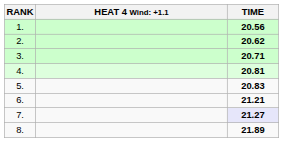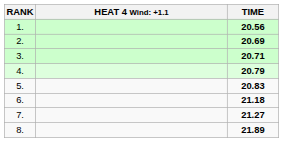(253, 42) 20.62 -> (253, 42) 20.69
(253, 71) 20.81 -> (253, 71) 20.79
(253, 101) 21.21 -> (253, 101) 21.18
(253, 116) lavender background -> (253, 116) no background
